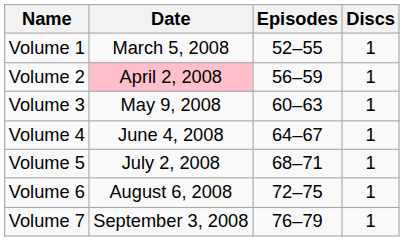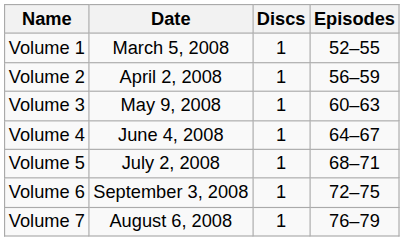columns swapped: (371, 18) <-> (297, 18)
(171, 76) pink background -> (171, 76) no background
(171, 192) August 6, 2008 -> (171, 192) September 3, 2008
(171, 221) September 3, 2008 -> (171, 221) August 6, 2008
